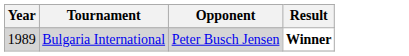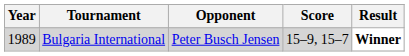+ column: (317, 16)
